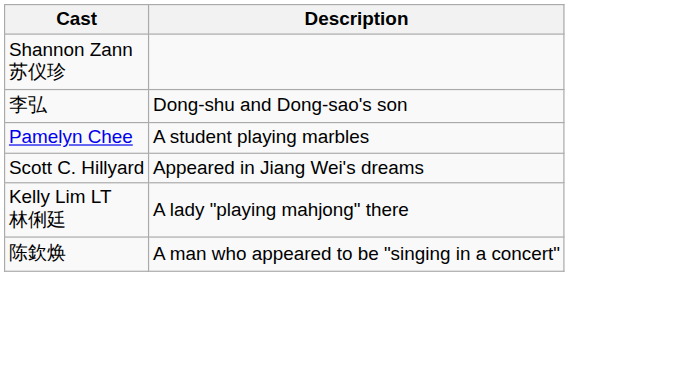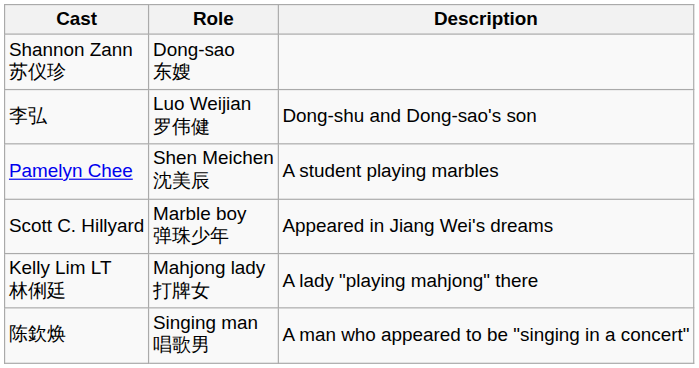+ column: (213, 19)
